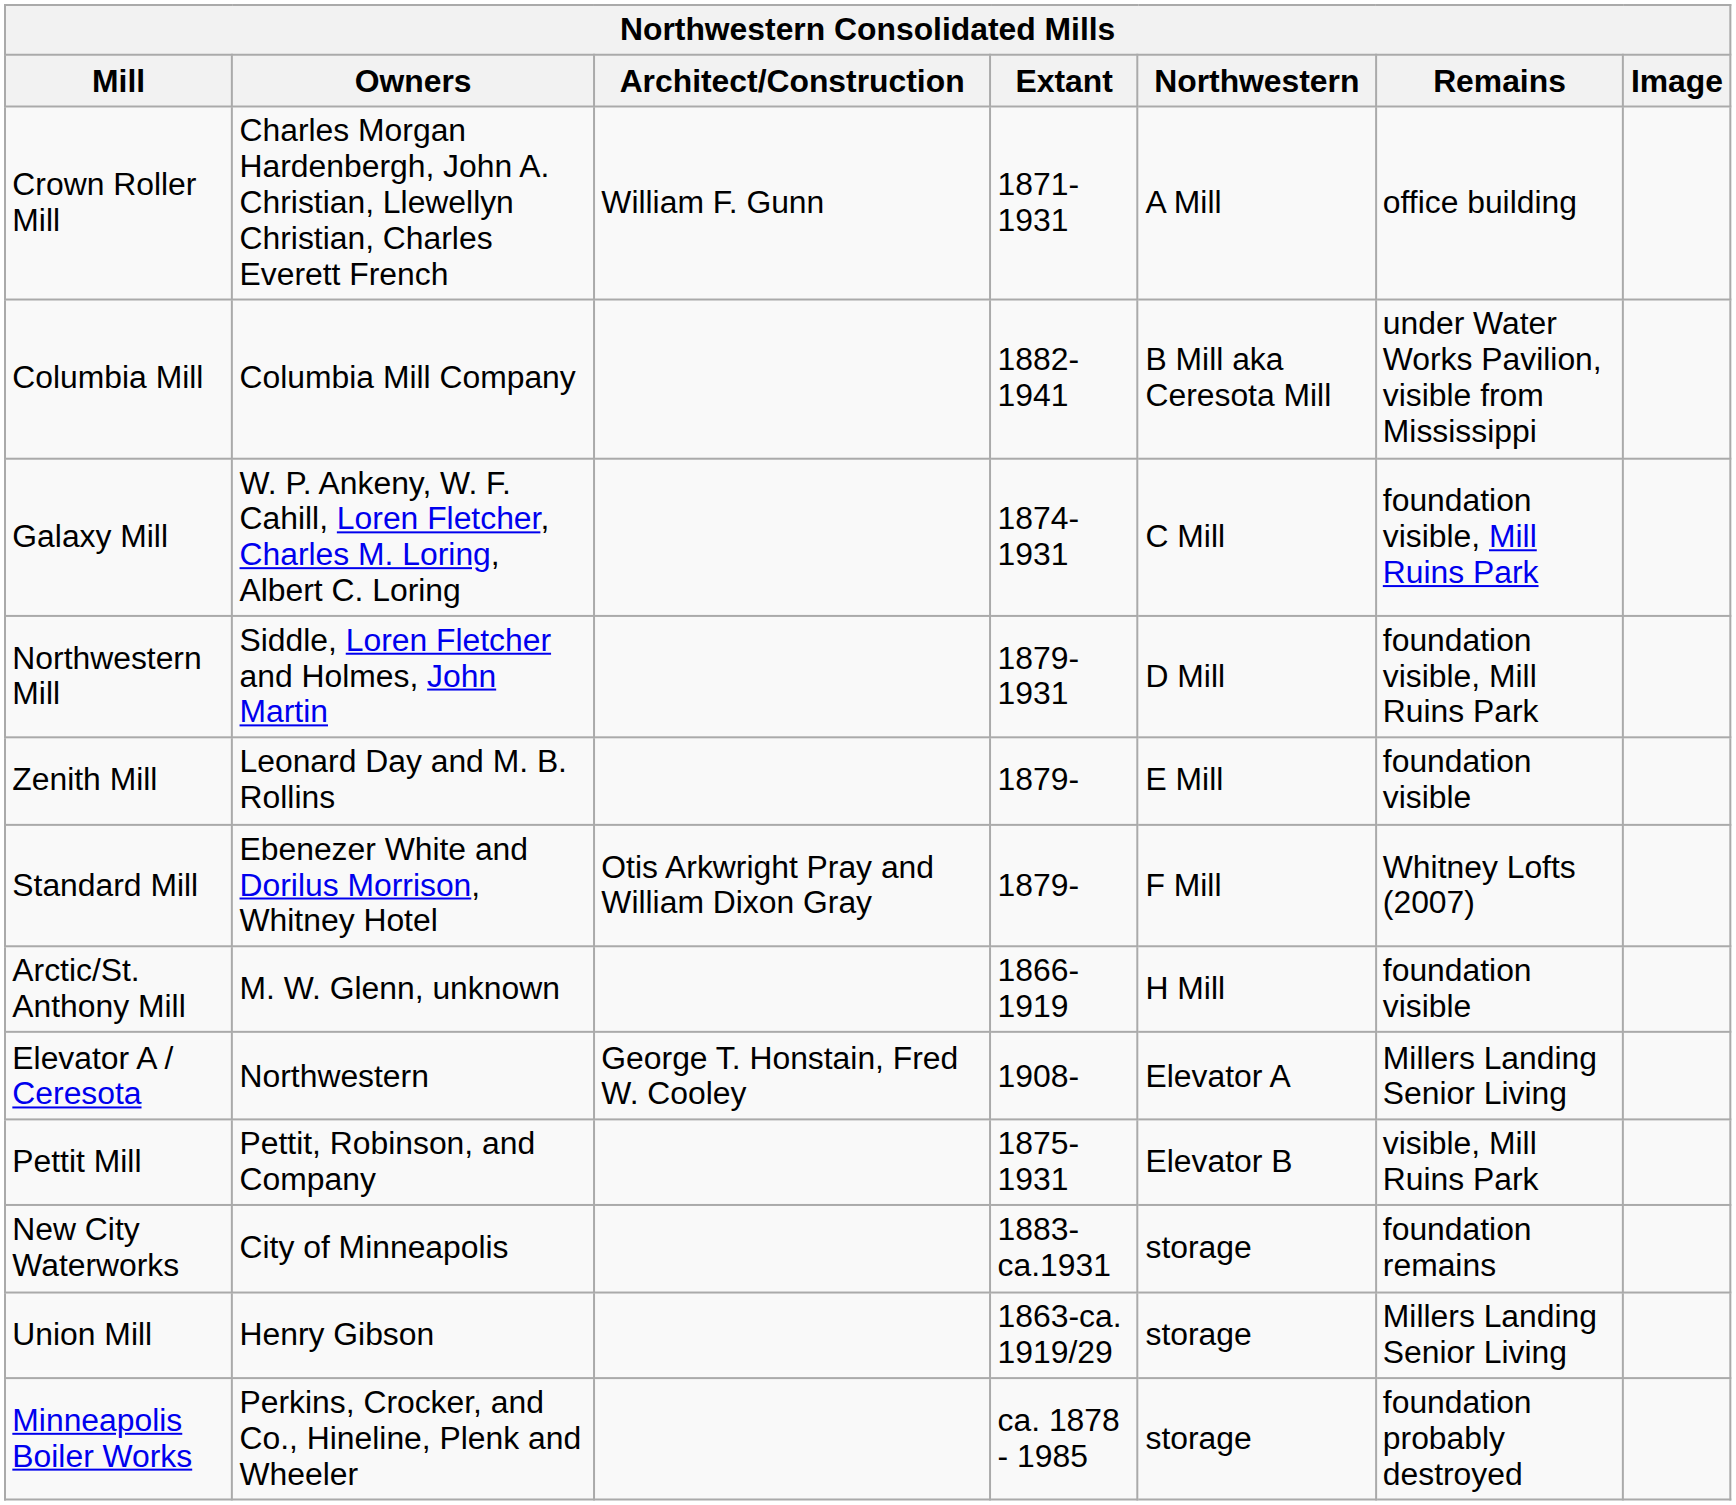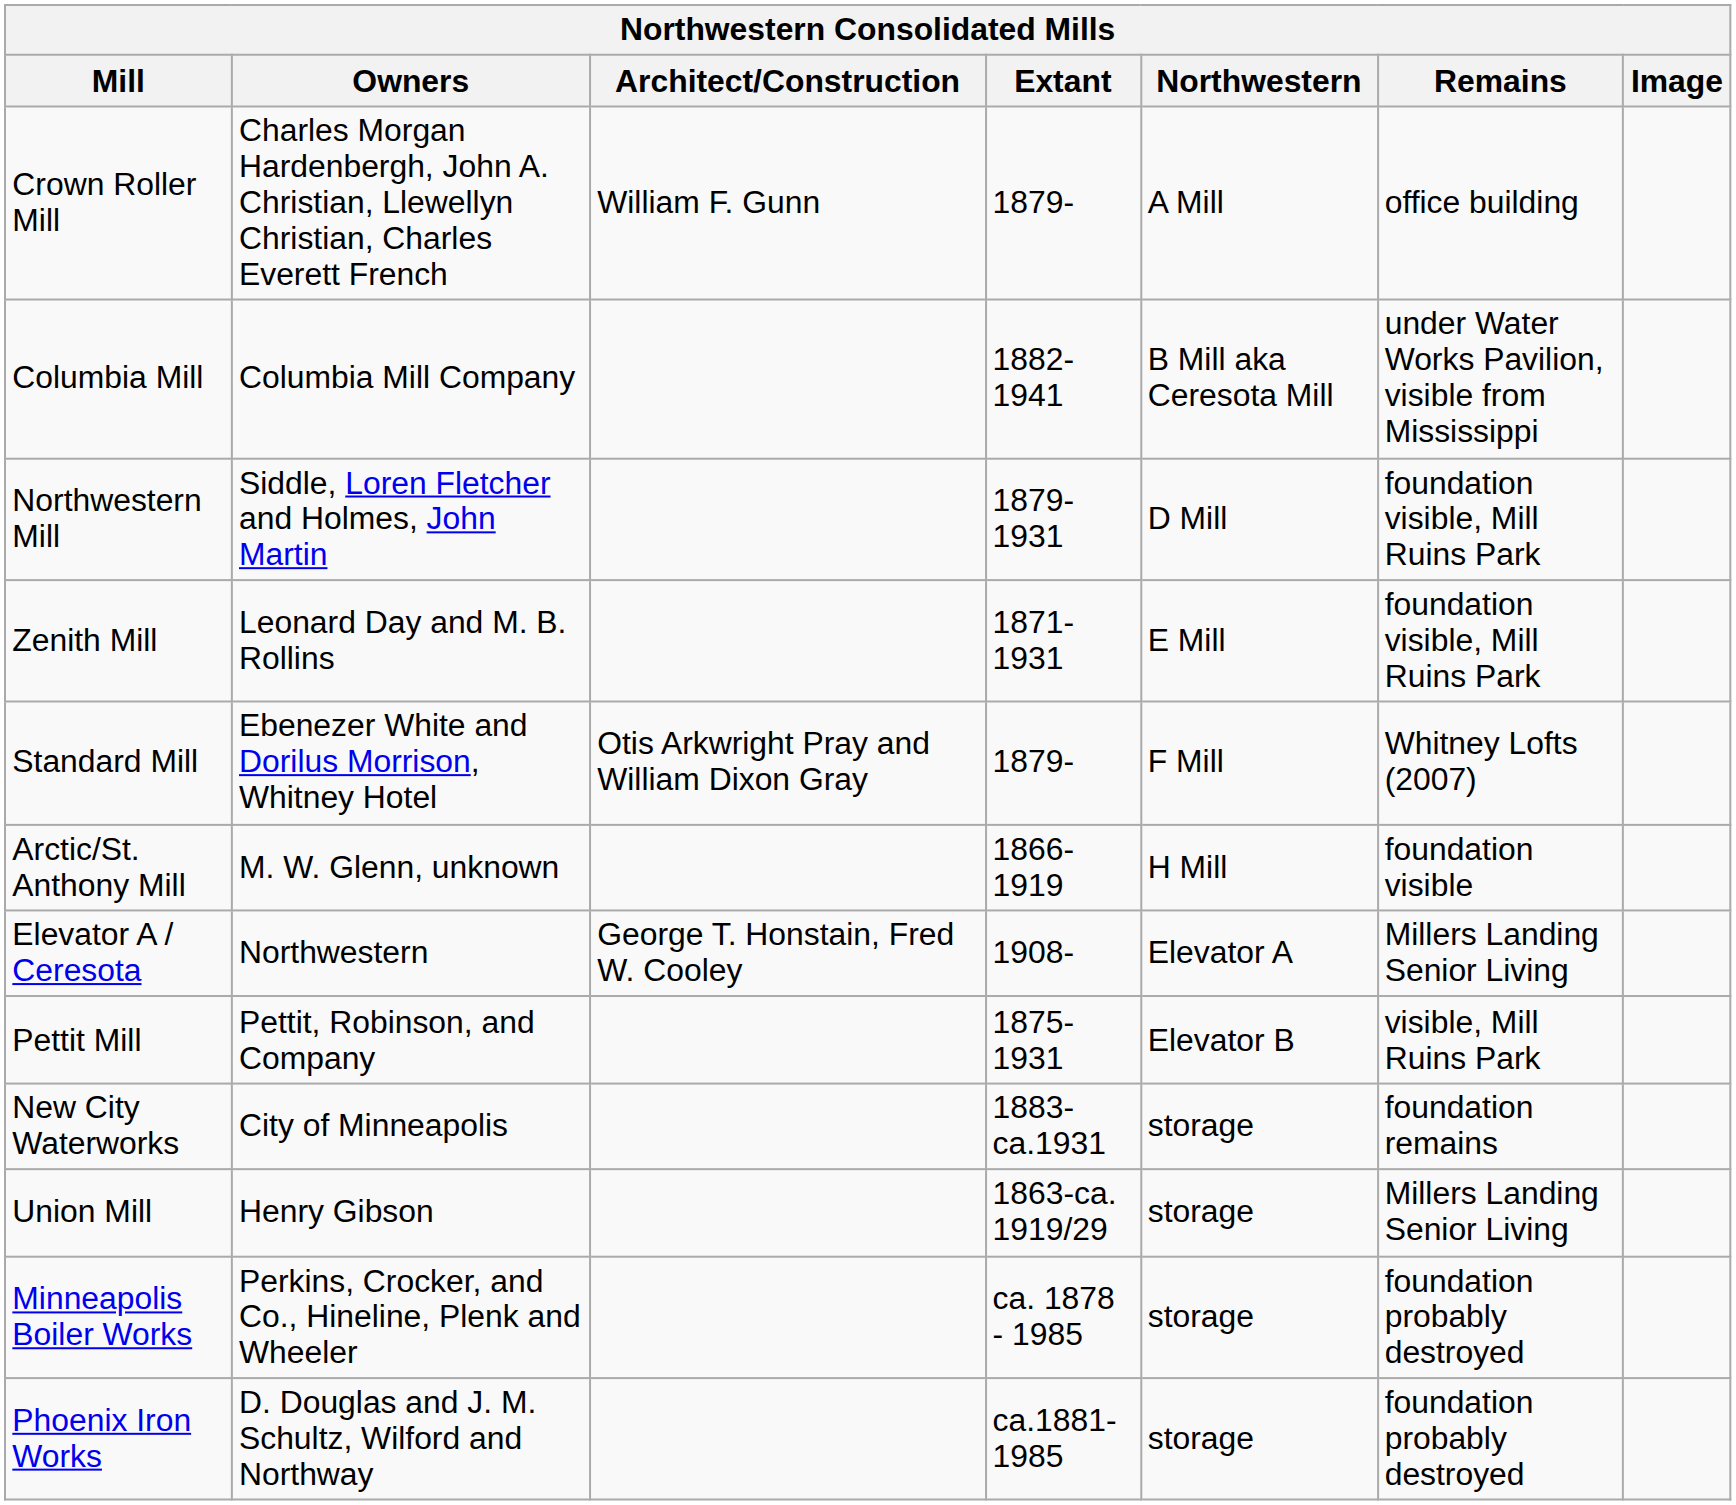(1038, 202) 1871-1931 -> (1033, 202) 1879-
- row: (90, 536)
(1038, 780) 1879- -> (1033, 640) 1871-1931
(1457, 780) foundation visible -> (1463, 640) foundation visible, Mill Ruins Park
+ row: (102, 1438)
